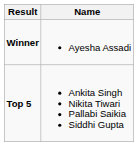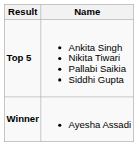rows swapped: (23, 42) <-> (19, 103)
